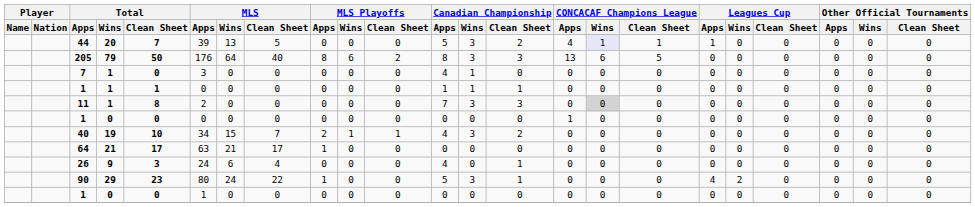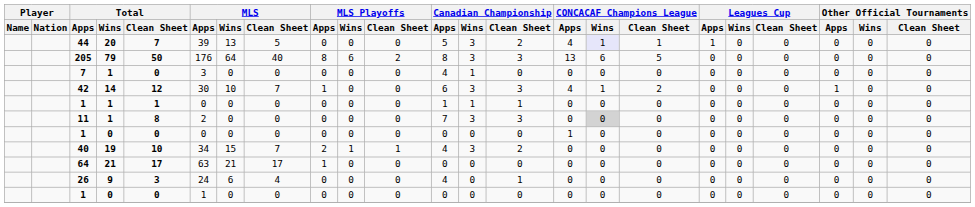+ row: (83, 88)
- row: (83, 180)
